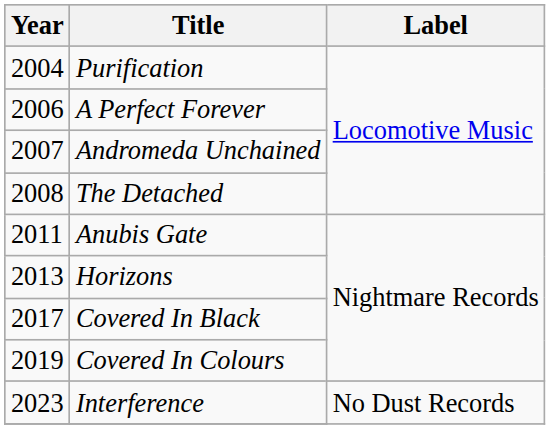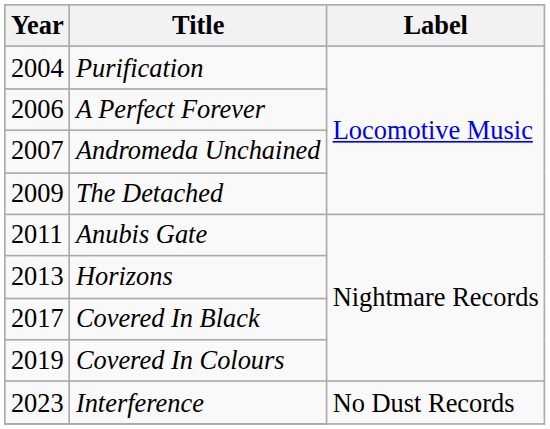(37, 192) 2008 -> (37, 192) 2009
